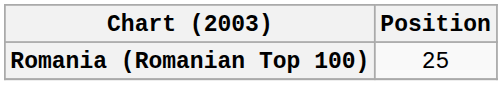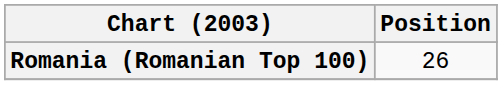(436, 61) 25 -> (436, 61) 26
